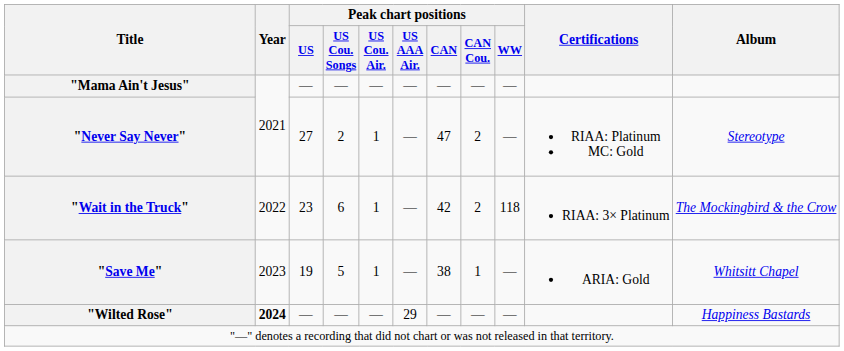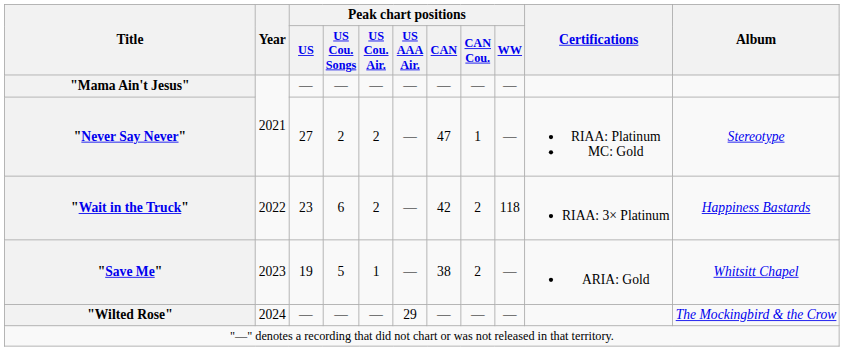(376, 136) 1 -> (376, 136) 2
(478, 136) 2 -> (478, 136) 1
(376, 208) 1 -> (376, 208) 2
(756, 208) The Mockingbird & the Crow -> (756, 208) Happiness Bastards
(478, 272) 1 -> (478, 272) 2
(272, 315) bold -> (272, 315) normal
(756, 315) Happiness Bastards -> (756, 315) The Mockingbird & the Crow
